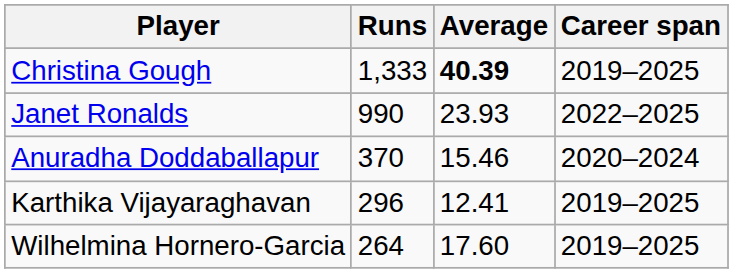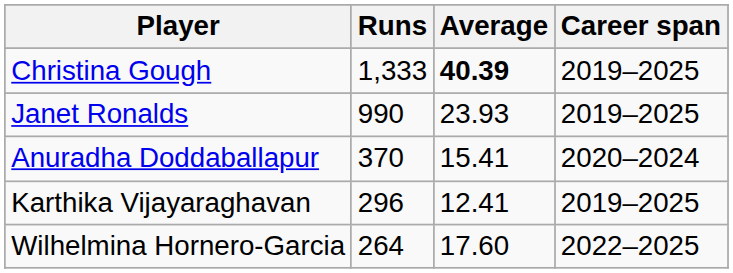(630, 114) 2022–2025 -> (630, 114) 2019–2025
(474, 158) 15.46 -> (474, 158) 15.41
(630, 245) 2019–2025 -> (630, 245) 2022–2025
